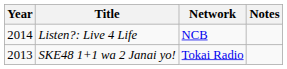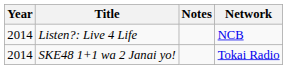columns swapped: (213, 14) <-> (264, 14)
(20, 54) 2013 -> (20, 54) 2014
